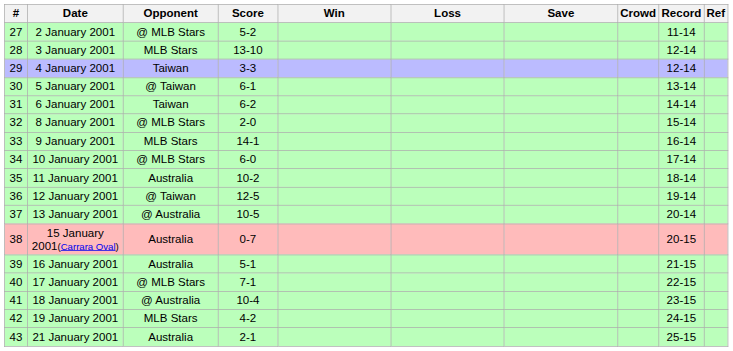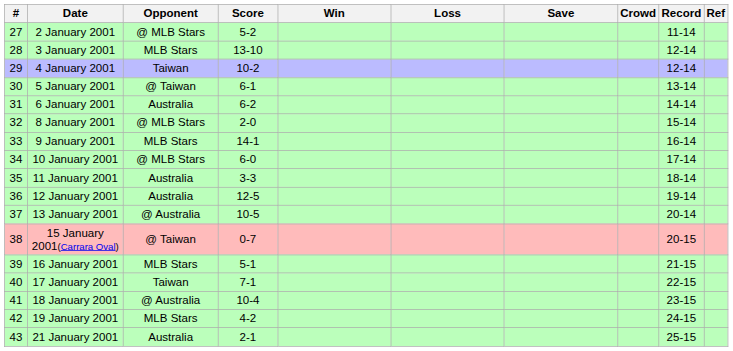(248, 68) 3-3 -> (248, 68) 10-2
(171, 104) Taiwan -> (171, 104) Australia
(248, 178) 10-2 -> (248, 178) 3-3
(171, 196) @ Taiwan -> (171, 196) Australia
(171, 239) Australia -> (171, 239) @ Taiwan
(171, 264) Australia -> (171, 264) MLB Stars
(171, 282) @ MLB Stars -> (171, 282) Taiwan
